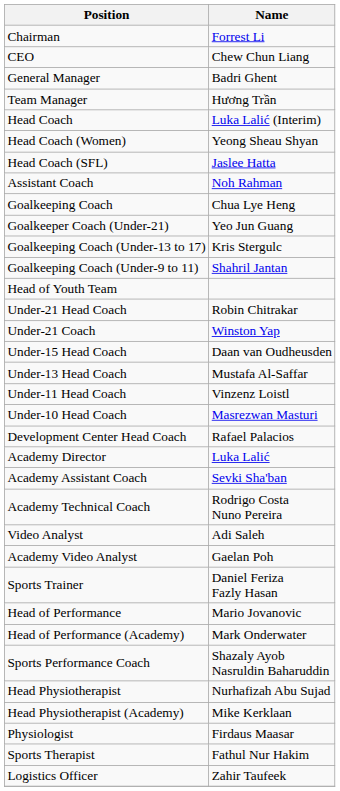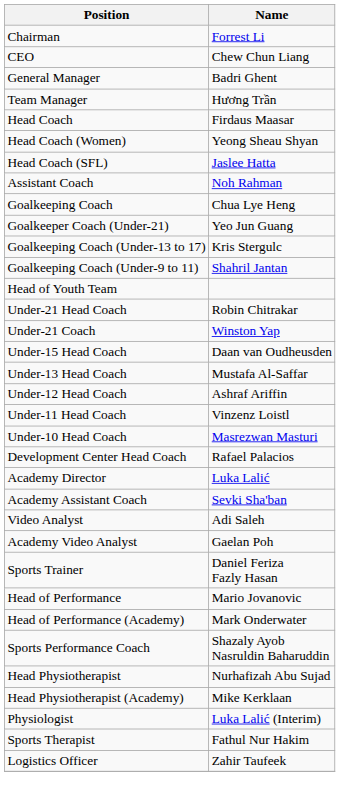(266, 120) Luka Lalić (Interim) -> (253, 120) Firdaus Maasar
+ row: (67, 394)
- row: (79, 506)
(253, 733) Firdaus Maasar -> (266, 718) Luka Lalić (Interim)
